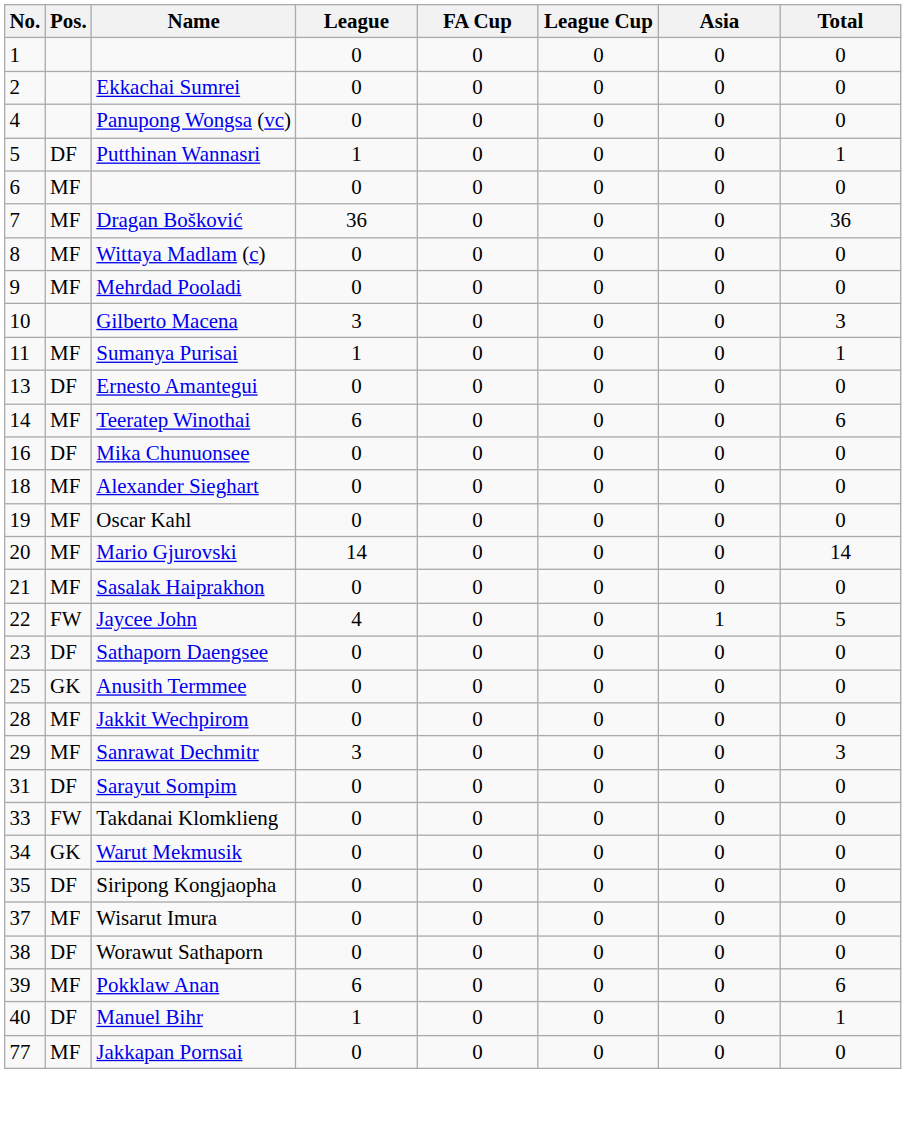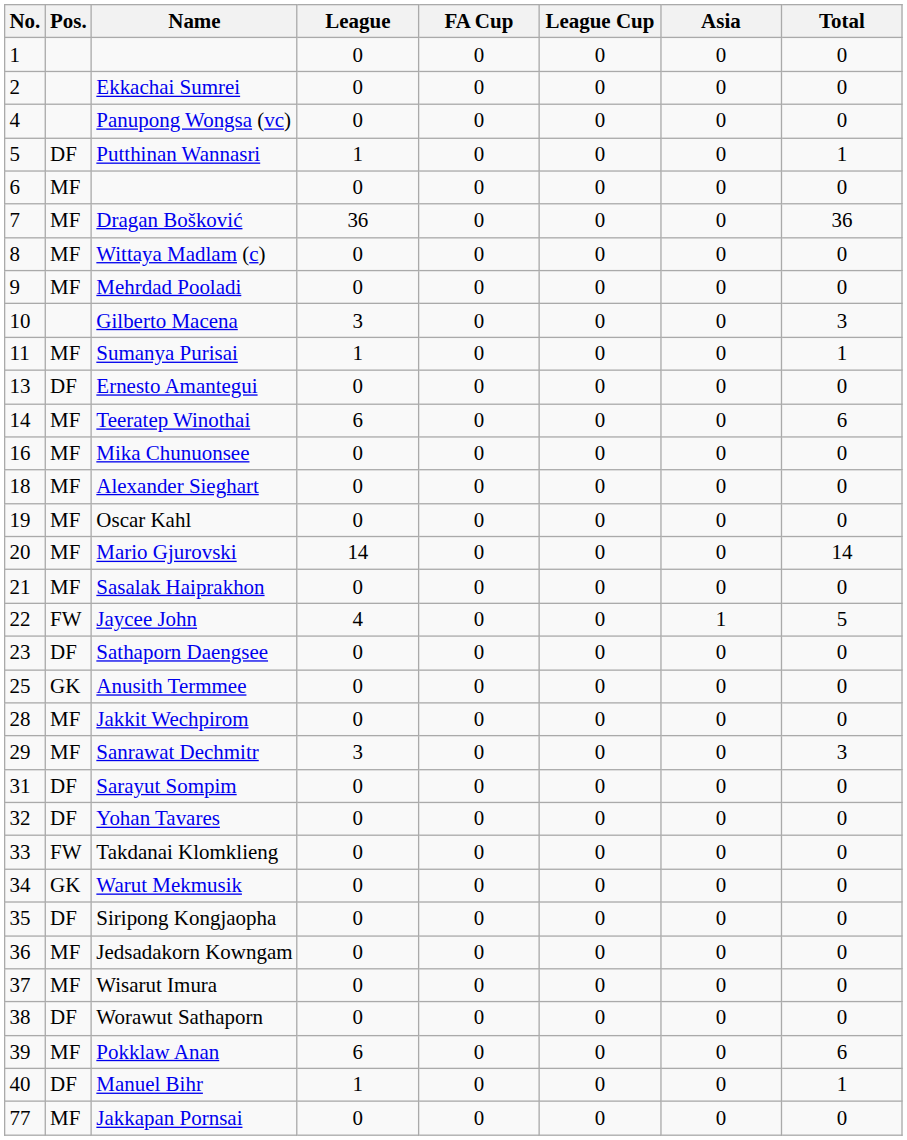(63, 453) DF -> (65, 453) MF
+ row: (20, 818)
+ row: (20, 951)
